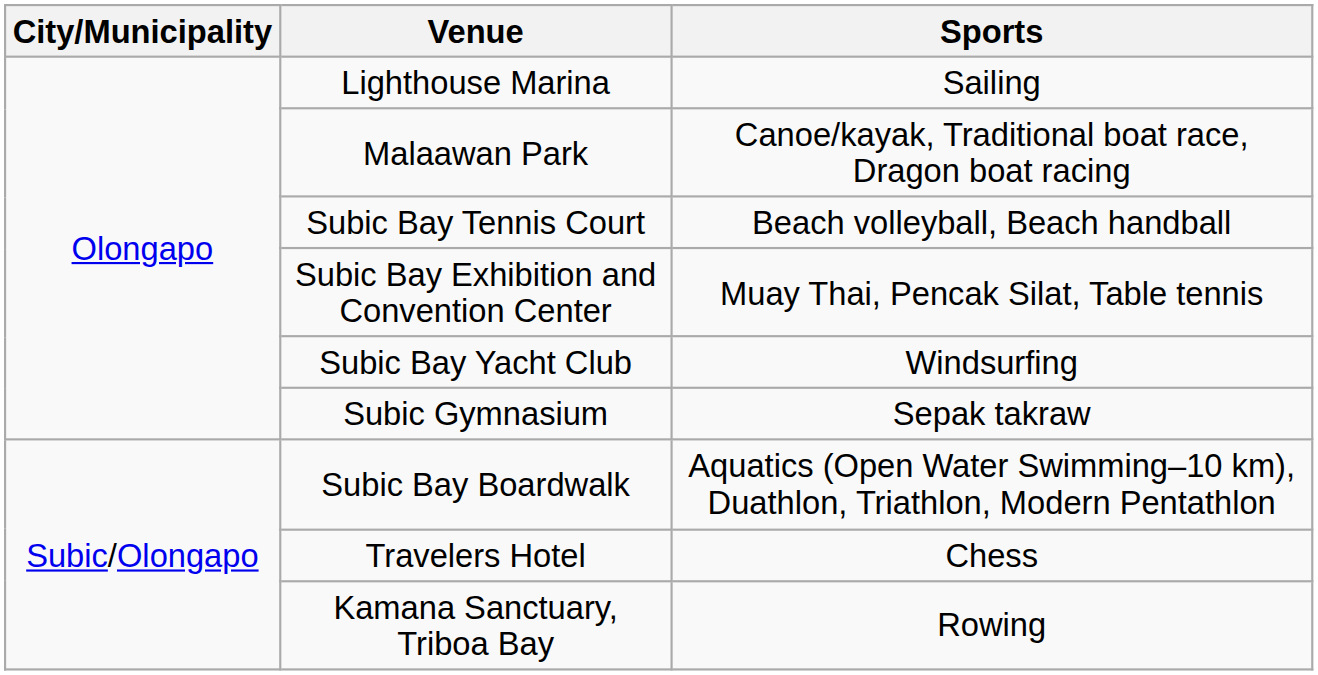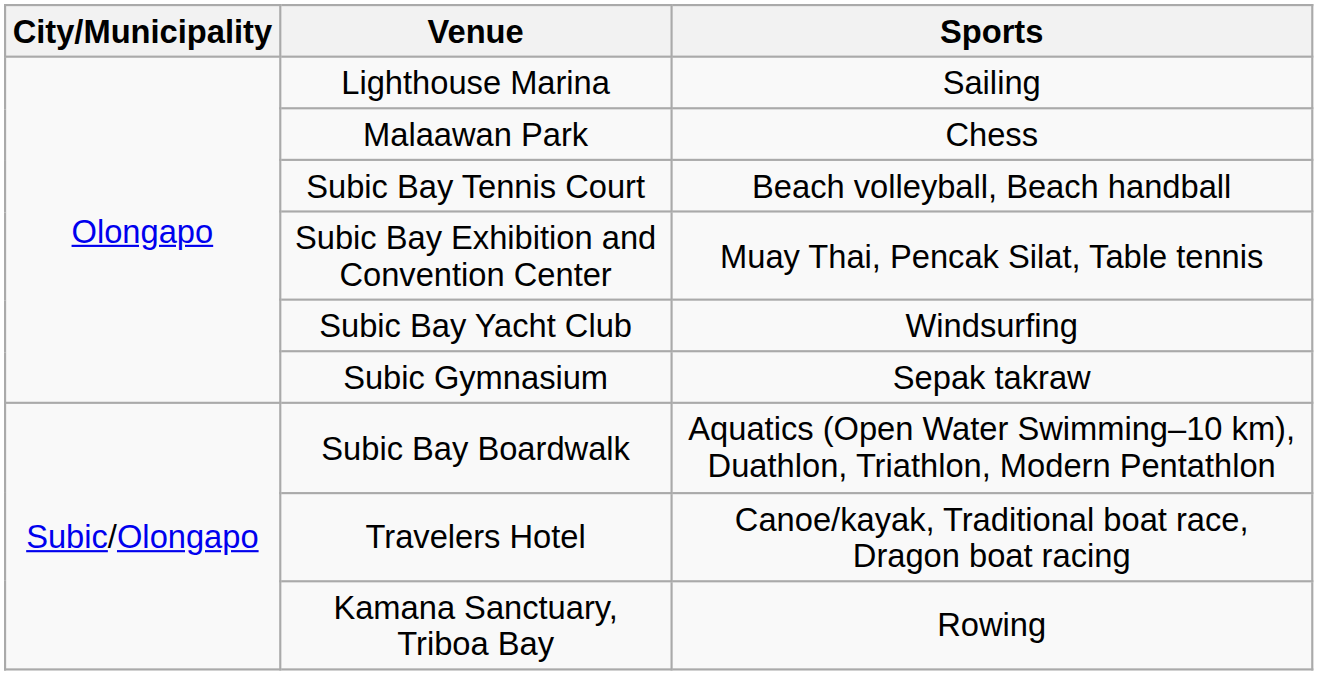(992, 153) Canoe/kayak, Traditional boat race, Dragon boat racing -> (992, 135) Chess
(992, 555) Chess -> (992, 536) Canoe/kayak, Traditional boat race, Dragon boat racing
